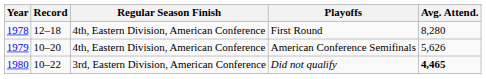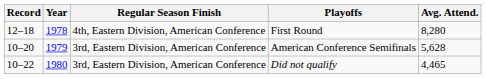columns swapped: (18, 13) <-> (51, 13)
(169, 47) 4th, Eastern Division, American Conference -> (169, 47) 3rd, Eastern Division, American Conference
(433, 47) 5,626 -> (433, 47) 5,628
(433, 64) bold -> (433, 64) normal
